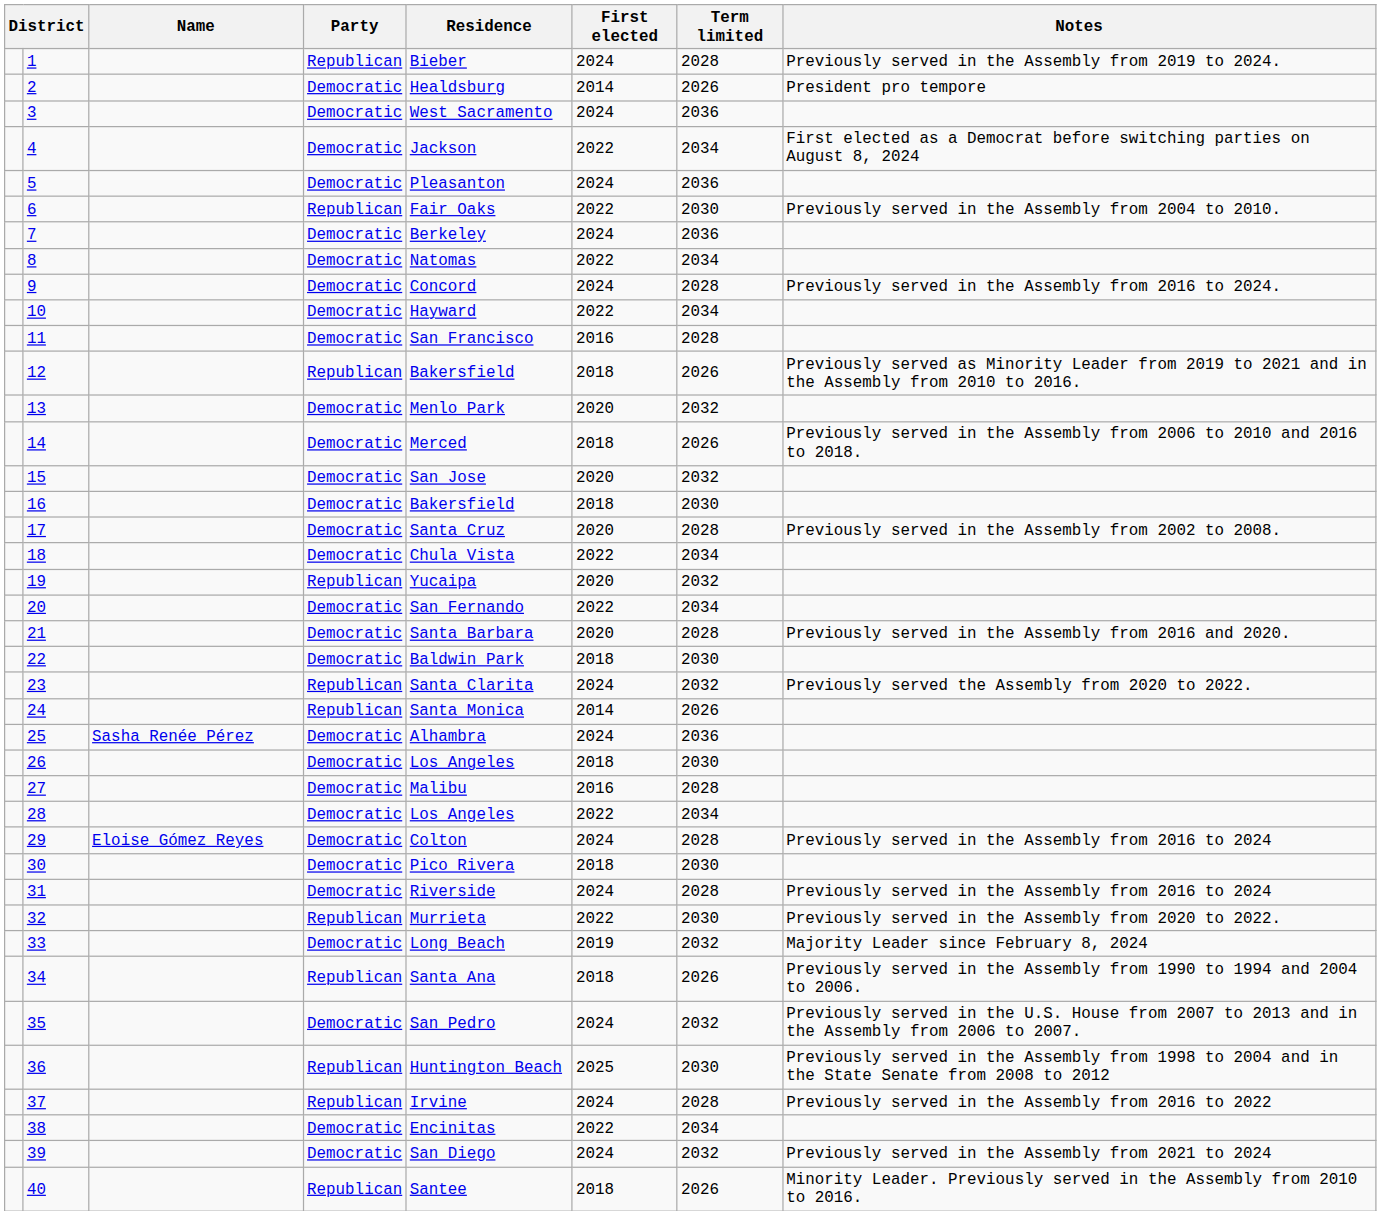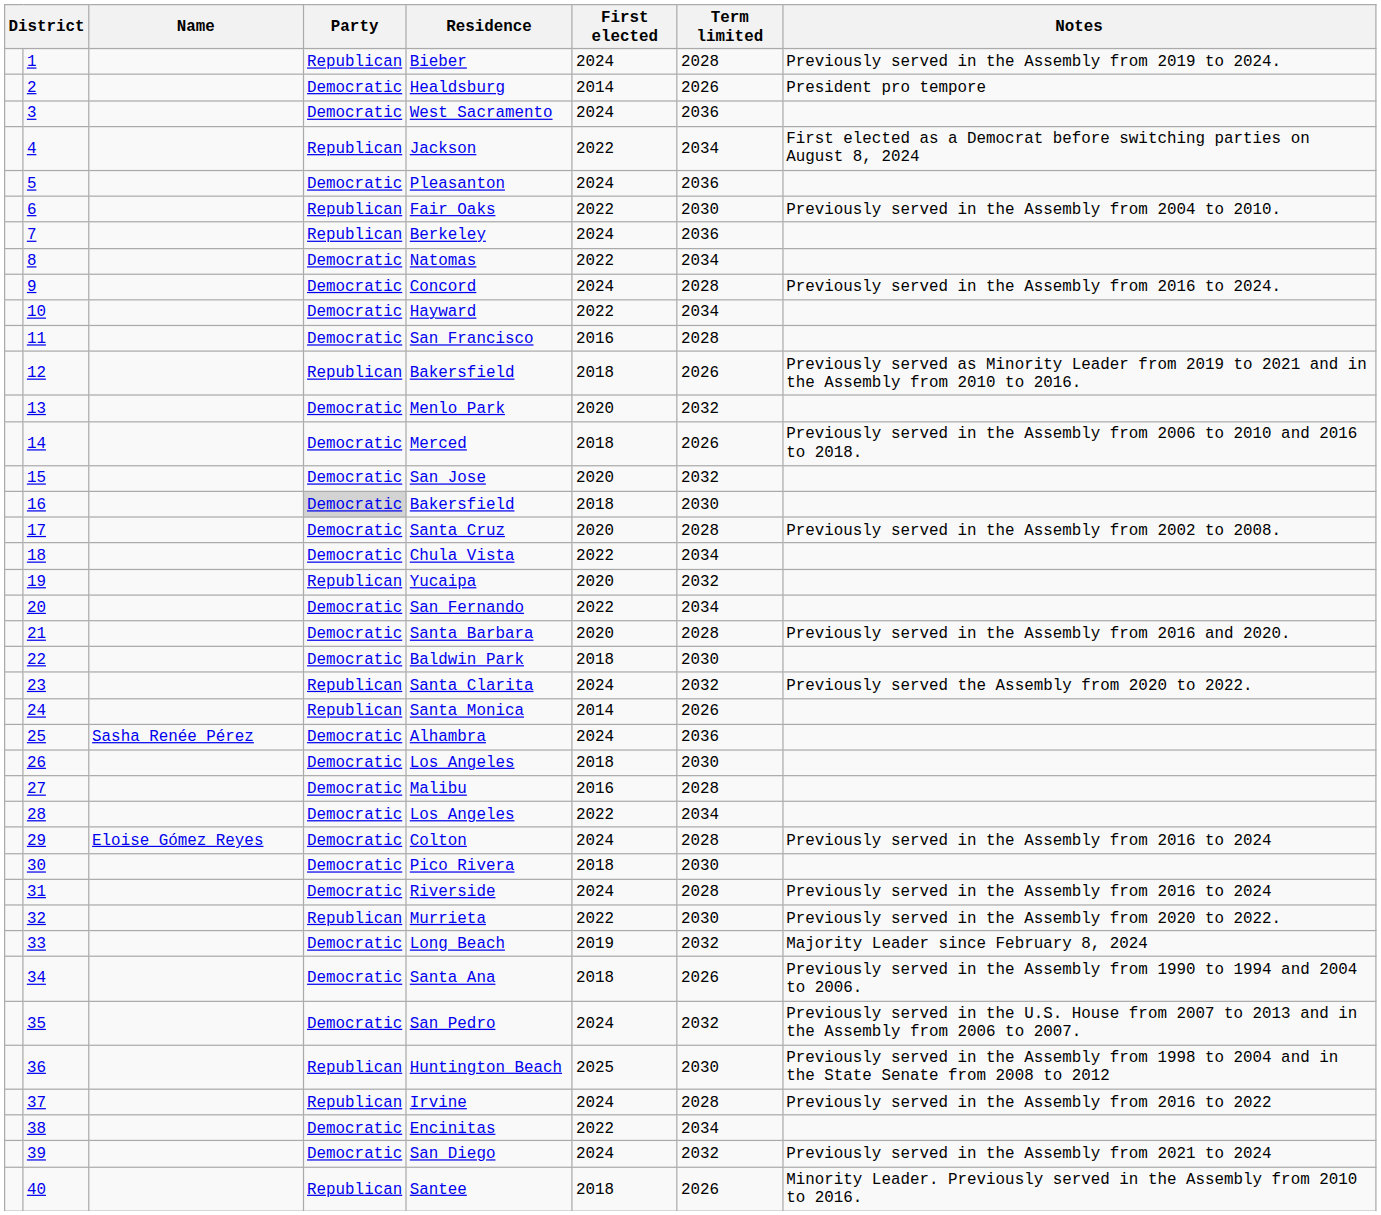(355, 148) Democratic -> (355, 148) Republican
(355, 235) Democratic -> (355, 235) Republican
(355, 504) no background -> (355, 504) lightgrey background
(355, 979) Republican -> (355, 979) Democratic
